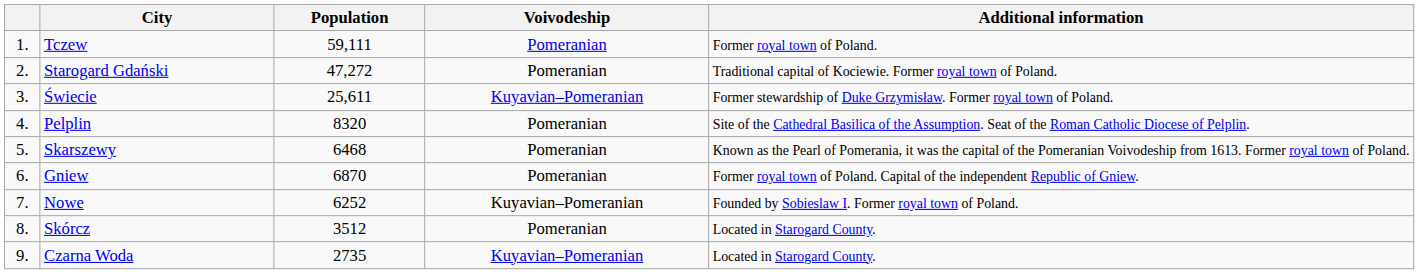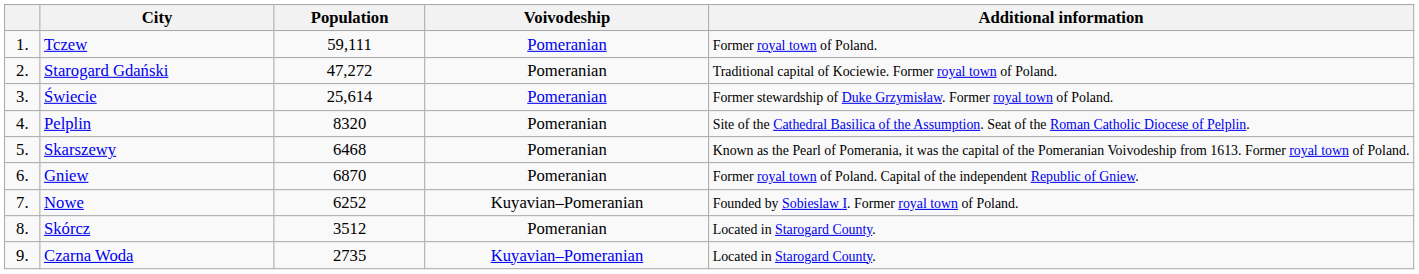(350, 96) 25,611 -> (350, 96) 25,614
(567, 96) Kuyavian–Pomeranian -> (567, 96) Pomeranian
